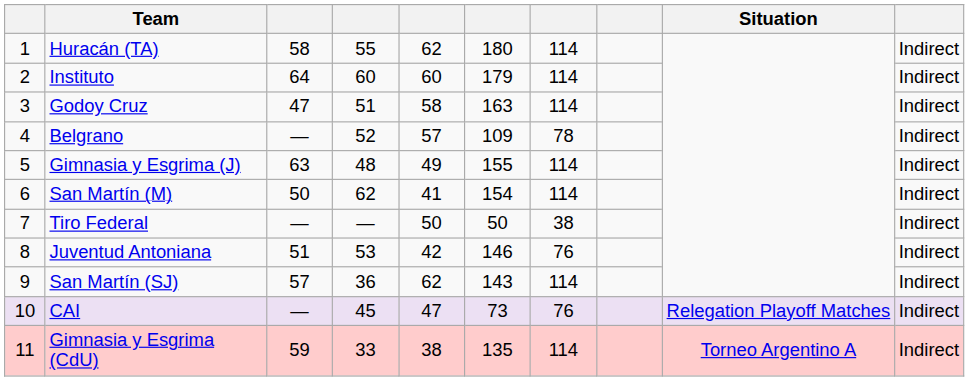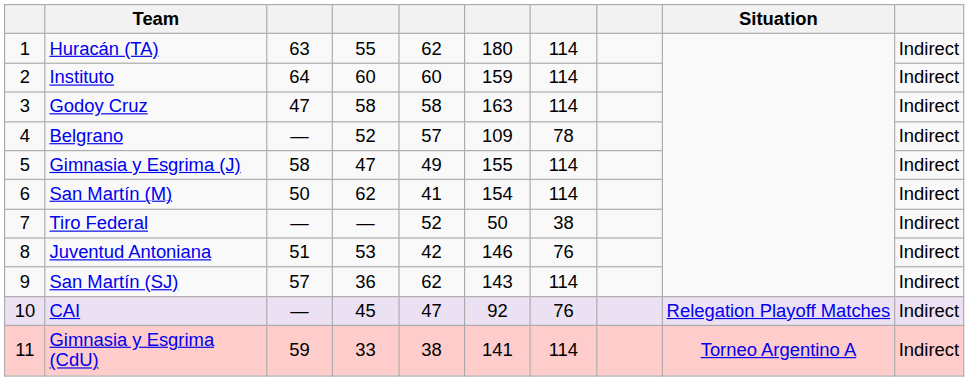(299, 48) 58 -> (299, 48) 63
(497, 77) 179 -> (497, 77) 159
(365, 106) 51 -> (365, 106) 58
(299, 164) 63 -> (299, 164) 58
(365, 164) 48 -> (365, 164) 47
(431, 223) 50 -> (431, 223) 52
(497, 310) 73 -> (497, 310) 92
(497, 350) 135 -> (497, 350) 141
